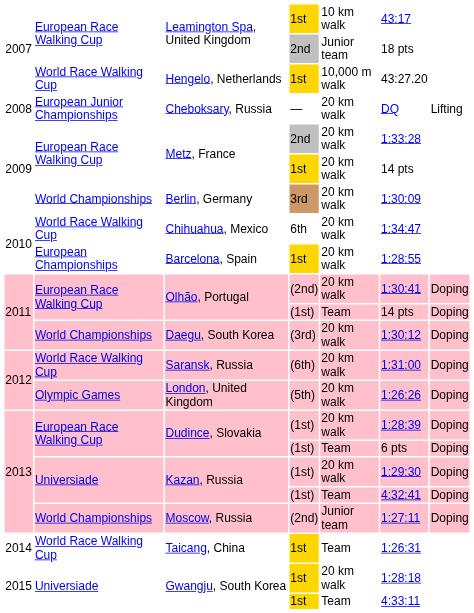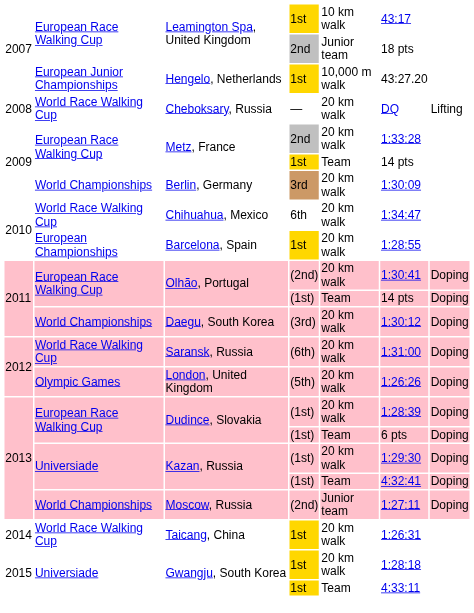(89, 78) World Race Walking Cup -> (79, 78) European Junior Championships
(79, 108) European Junior Championships -> (89, 108) World Race Walking Cup
(338, 168) 20 km walk -> (336, 162) Team
(336, 548) Team -> (338, 534) 20 km walk
